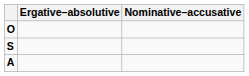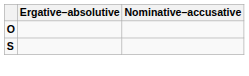- row: (11, 63)
